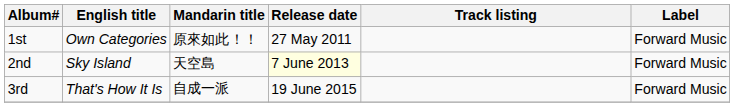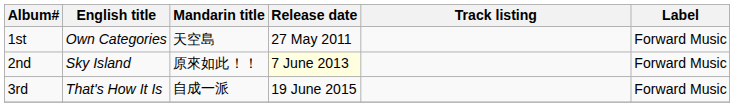(215, 38) 原來如此！！ -> (194, 38) 天空島
(194, 63) 天空島 -> (215, 63) 原來如此！！
